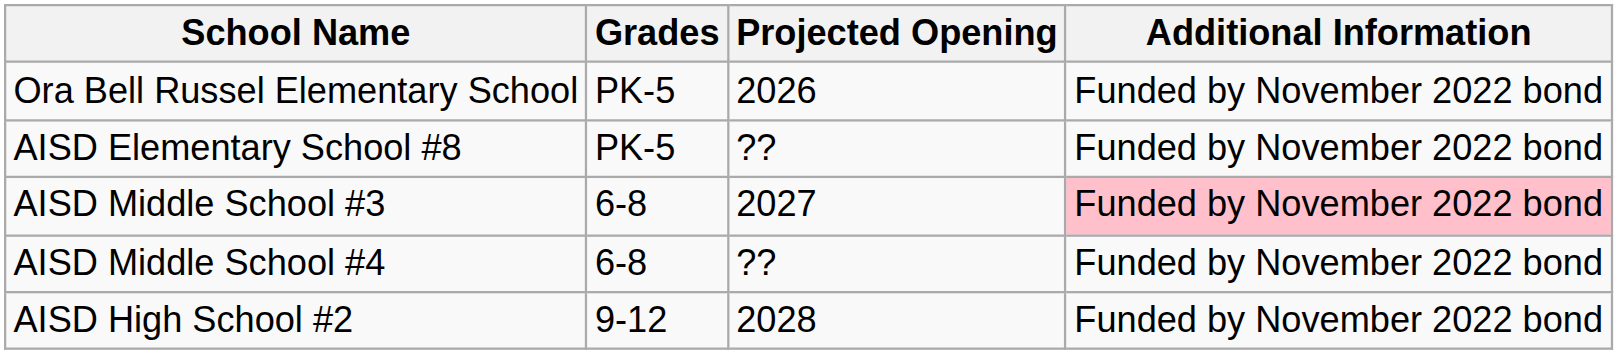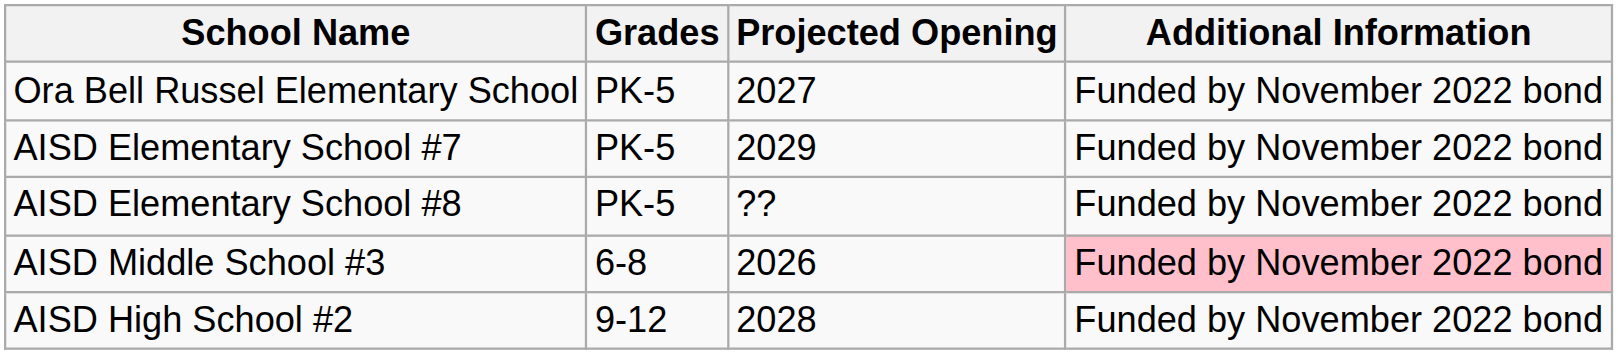(776, 90) 2026 -> (776, 90) 2027
+ row: (238, 147)
(776, 205) 2027 -> (776, 262) 2026
- row: (199, 262)
